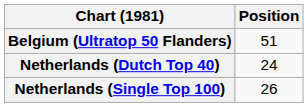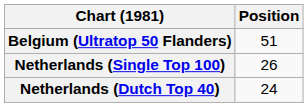rows swapped: (120, 65) <-> (120, 89)
